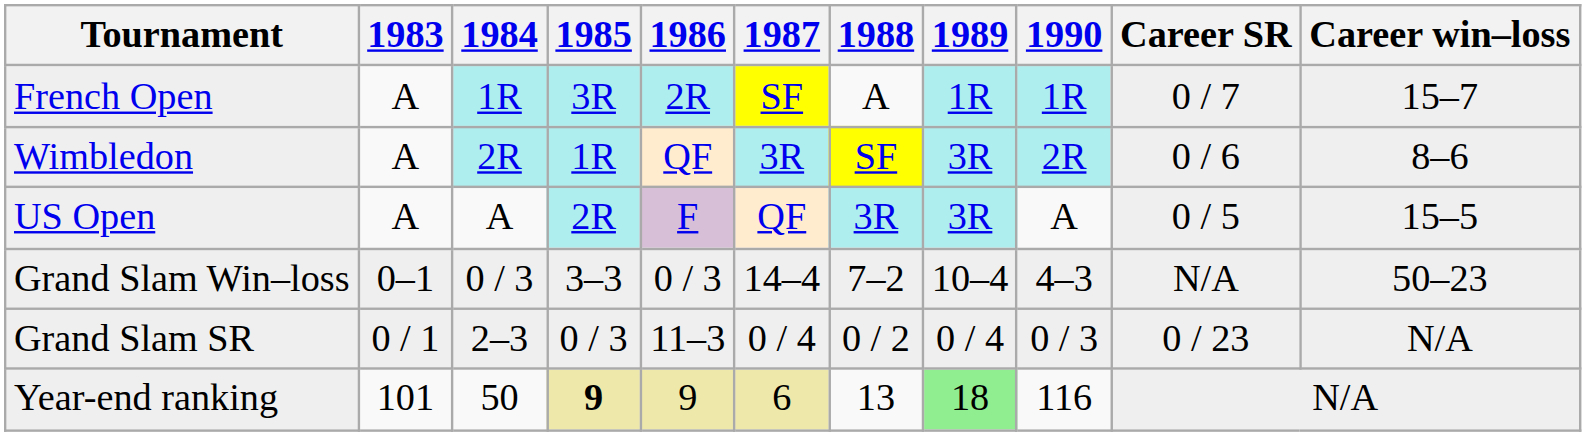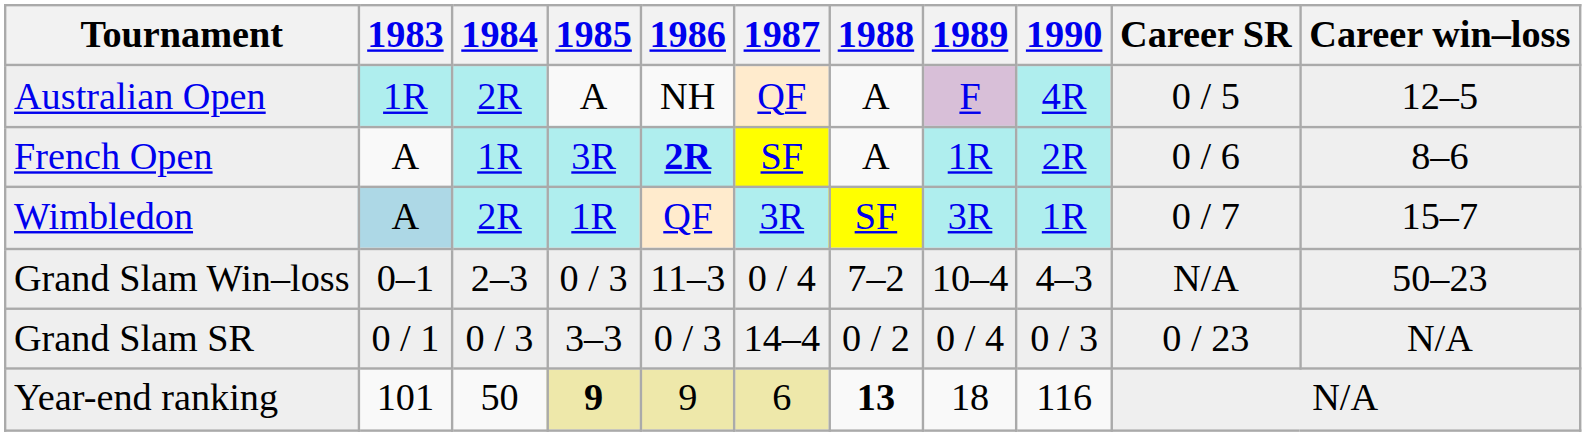+ row: (140, 95)
(688, 95) normal -> (688, 156) bold
(1064, 95) 1R -> (1064, 156) 2R
(1206, 95) 0 / 7 -> (1206, 156) 0 / 6
(1440, 95) 15–7 -> (1440, 156) 8–6
(405, 156) no background -> (405, 216) lightblue background
(1064, 156) 2R -> (1064, 216) 1R
(1206, 156) 0 / 6 -> (1206, 216) 0 / 7
(1440, 156) 8–6 -> (1440, 216) 15–7
- row: (85, 216)
(499, 277) 0 / 3 -> (500, 277) 2–3
(594, 277) 3–3 -> (594, 277) 0 / 3
(688, 277) 0 / 3 -> (688, 277) 11–3
(782, 277) 14–4 -> (782, 277) 0 / 4
(500, 338) 2–3 -> (499, 338) 0 / 3
(594, 338) 0 / 3 -> (594, 338) 3–3
(688, 338) 11–3 -> (688, 338) 0 / 3
(782, 338) 0 / 4 -> (782, 338) 14–4
(876, 398) normal -> (876, 398) bold
(970, 398) lightgreen background -> (970, 398) no background
